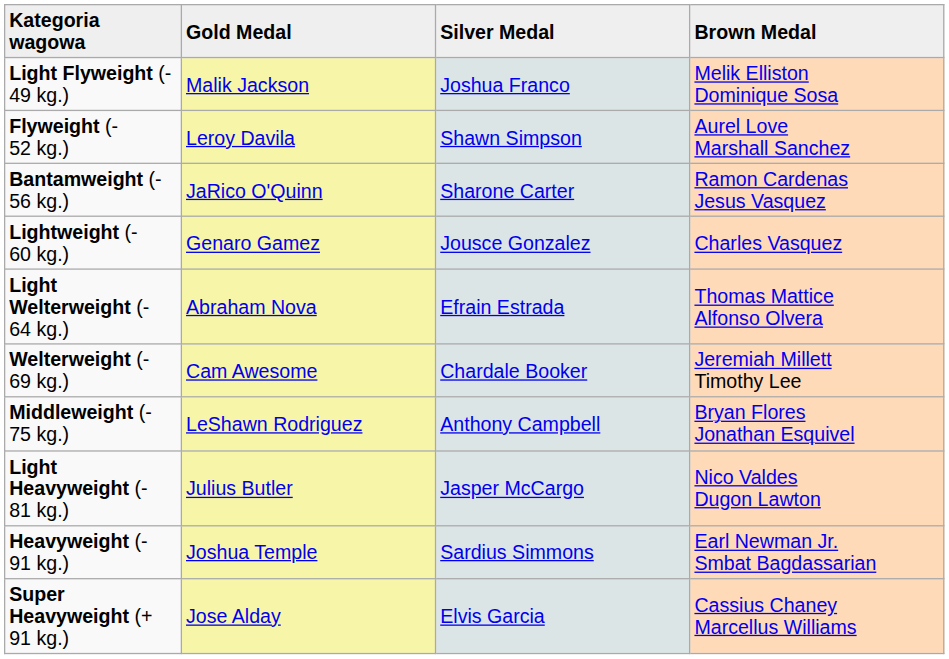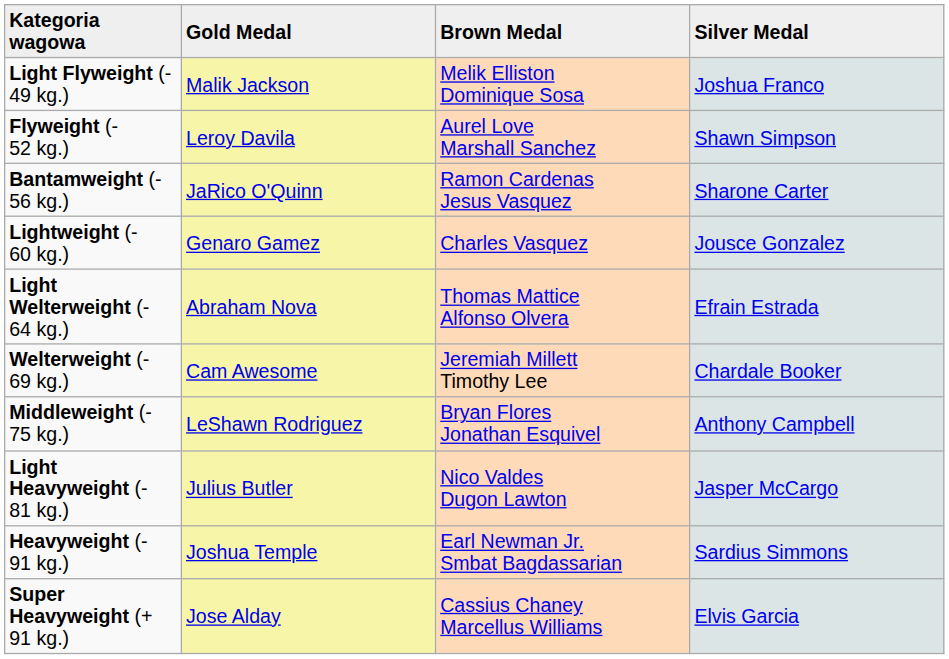columns swapped: (497, 31) <-> (755, 31)
